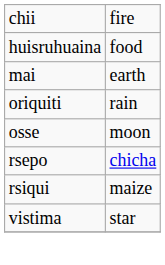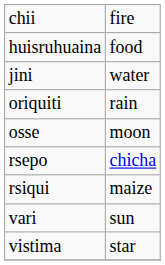+ row: (21, 75)
- row: (22, 75)
+ row: (23, 217)
